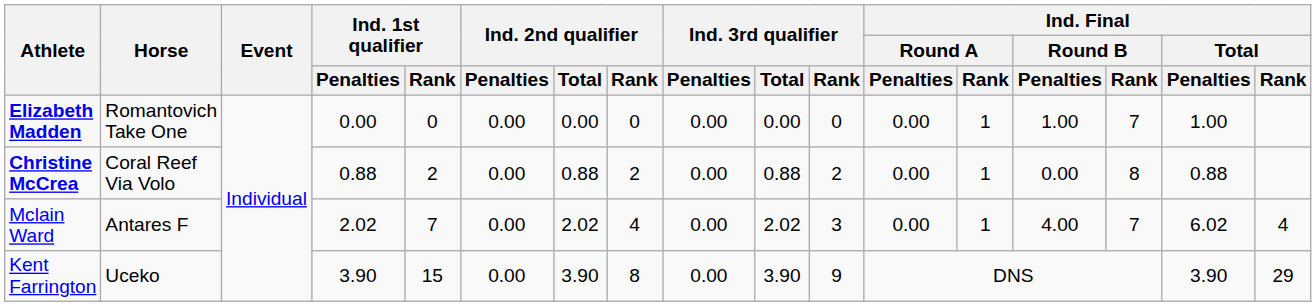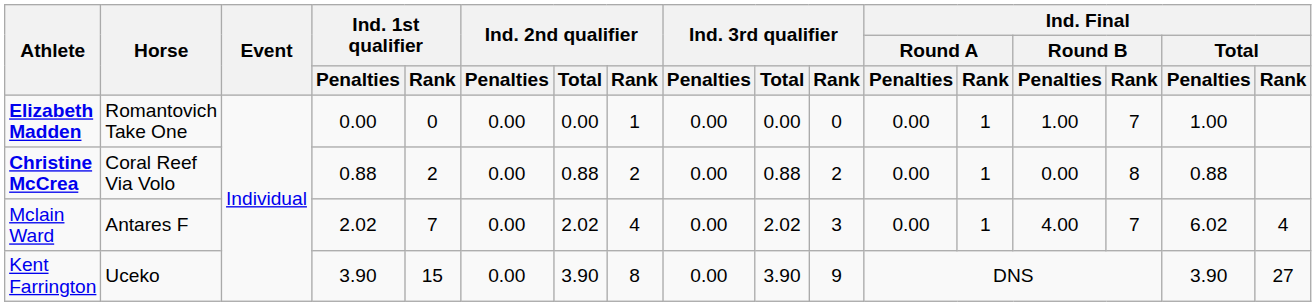(634, 122) 0 -> (634, 122) 1
(1283, 276) 29 -> (1283, 276) 27
